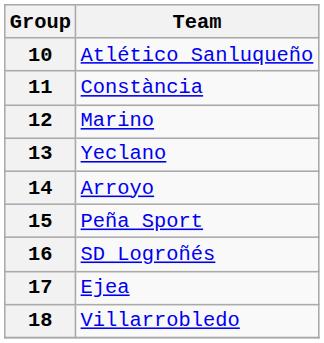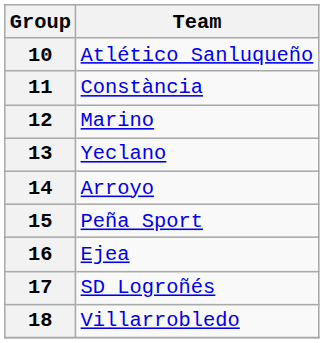(148, 254) SD Logroñés -> (105, 254) Ejea
(105, 288) Ejea -> (148, 288) SD Logroñés
